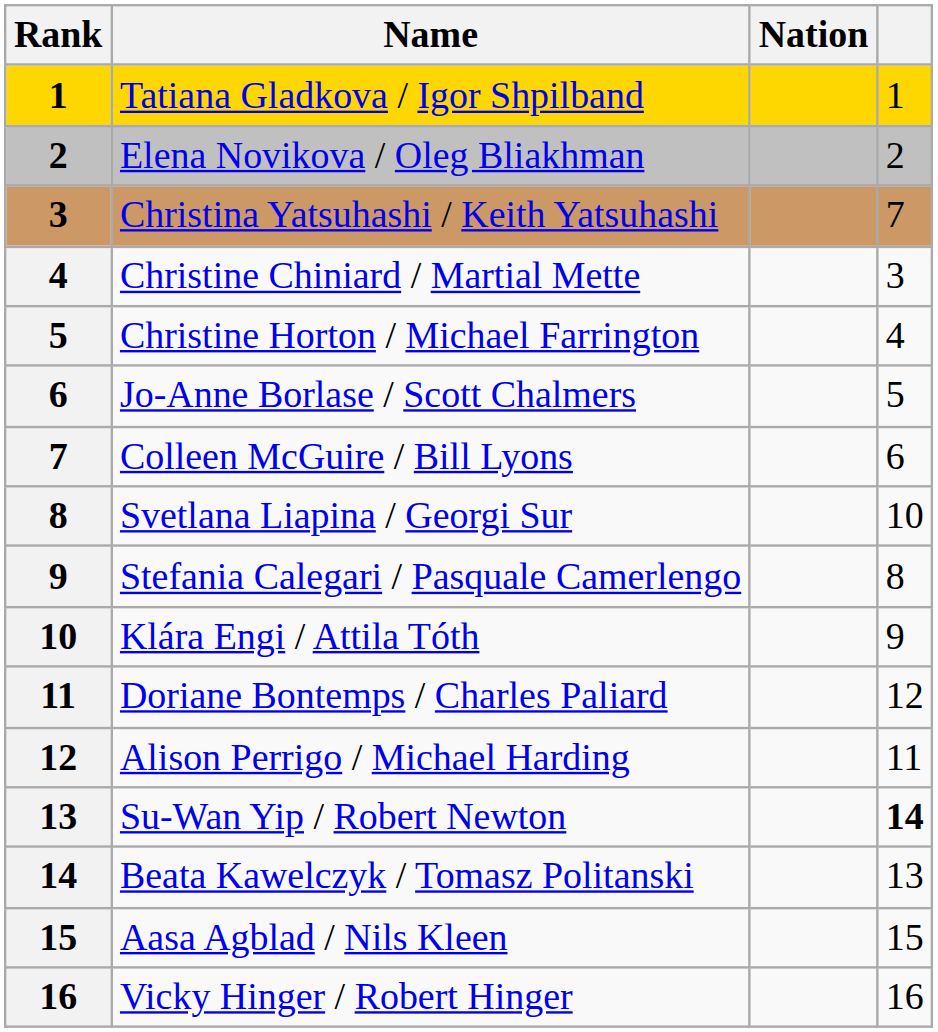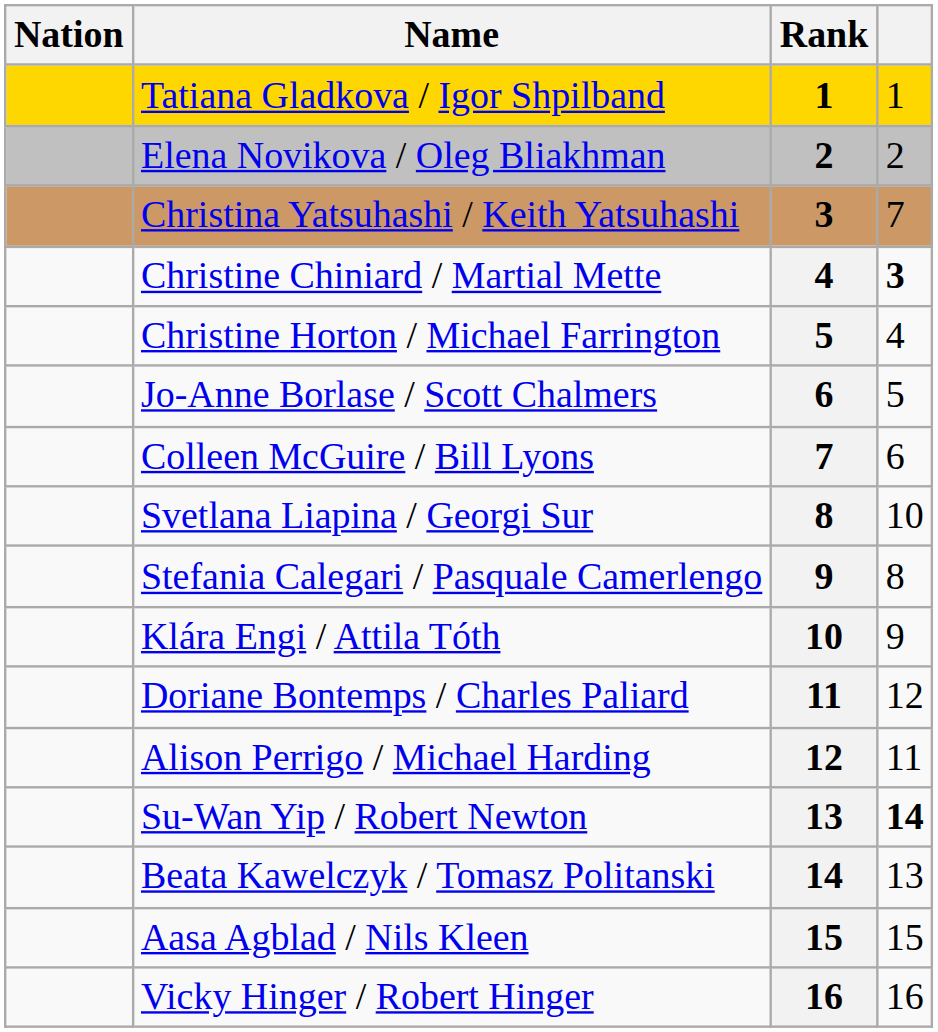columns swapped: (58, 34) <-> (814, 34)
(895, 275) normal -> (895, 275) bold
